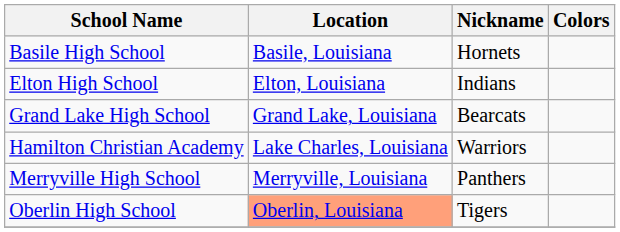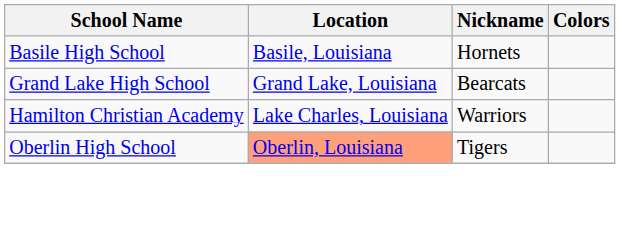- row: (84, 83)
- row: (105, 178)
